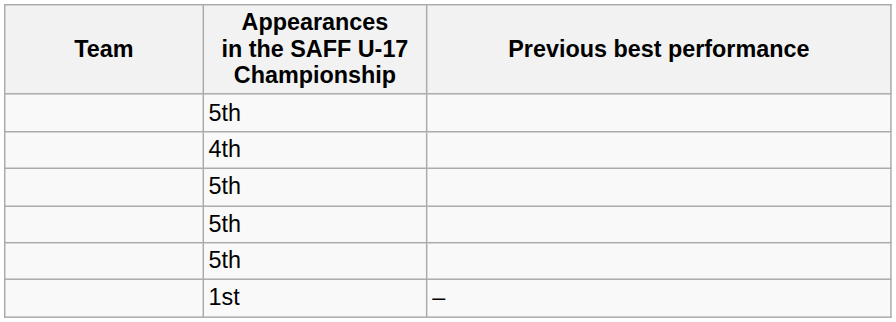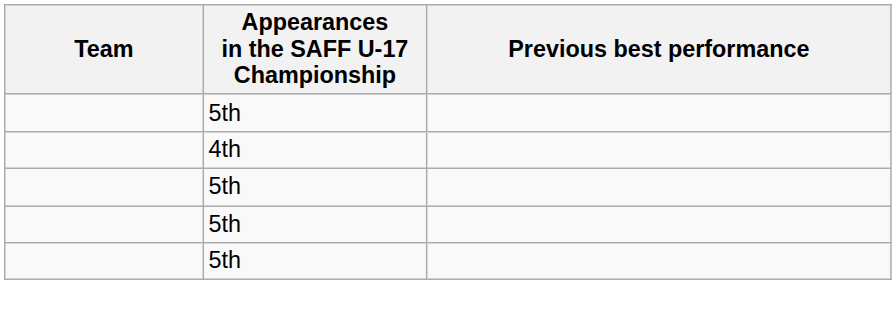- row: (224, 297)
